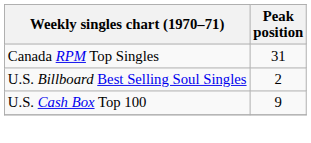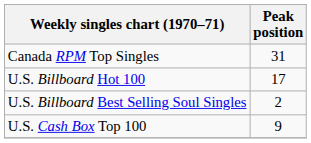+ row: (76, 79)
